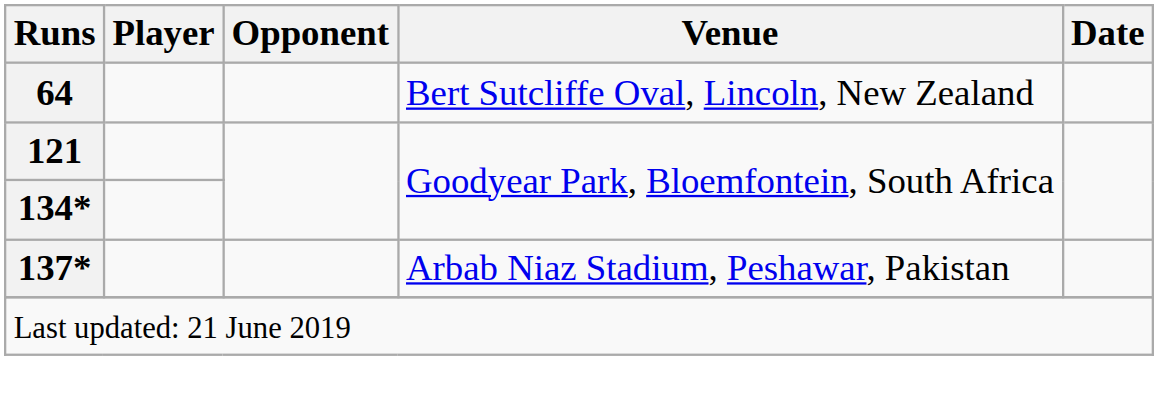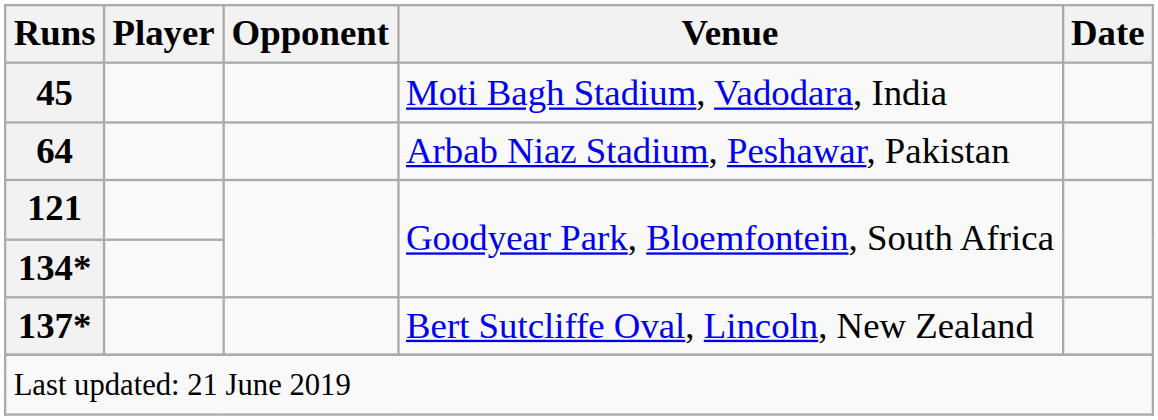+ row: (55, 92)
(720, 92) Bert Sutcliffe Oval, Lincoln, New Zealand -> (708, 150) Arbab Niaz Stadium, Peshawar, Pakistan
(708, 267) Arbab Niaz Stadium, Peshawar, Pakistan -> (720, 325) Bert Sutcliffe Oval, Lincoln, New Zealand
